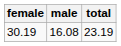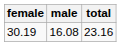(99, 32) 23.19 -> (99, 32) 23.16
